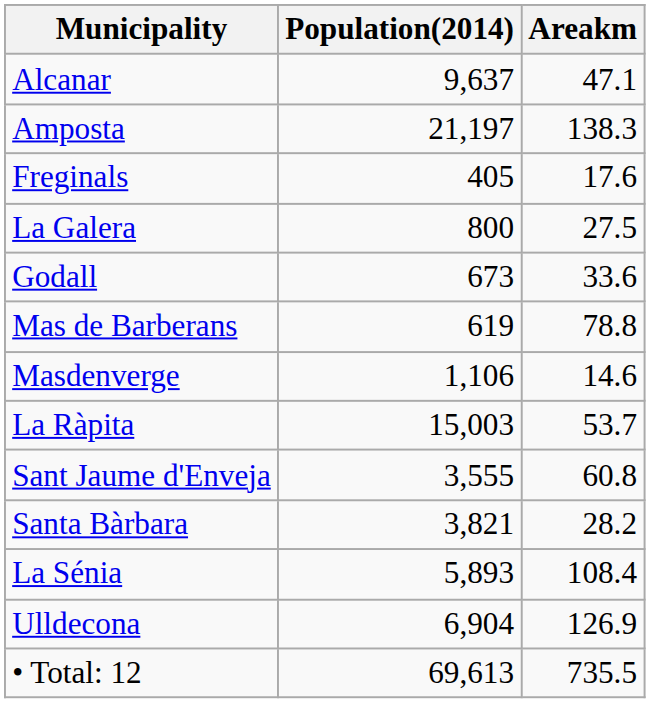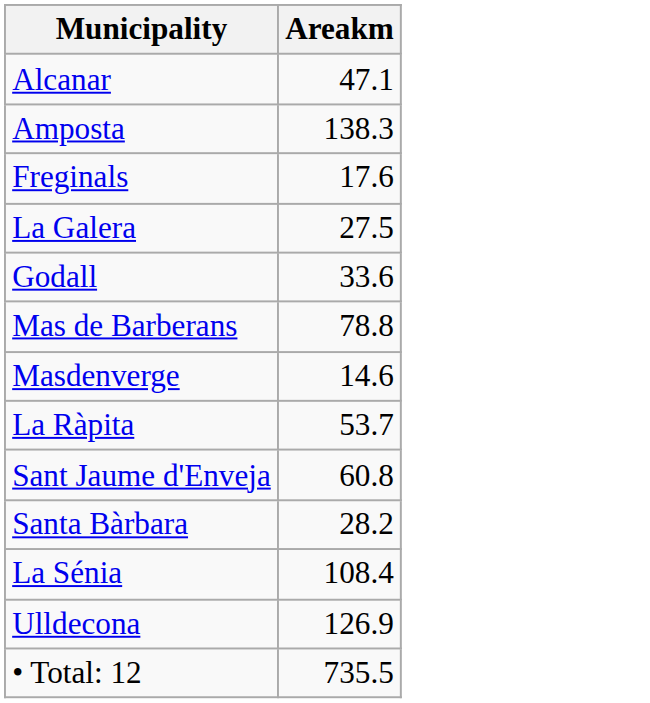- column: (400, 29)
